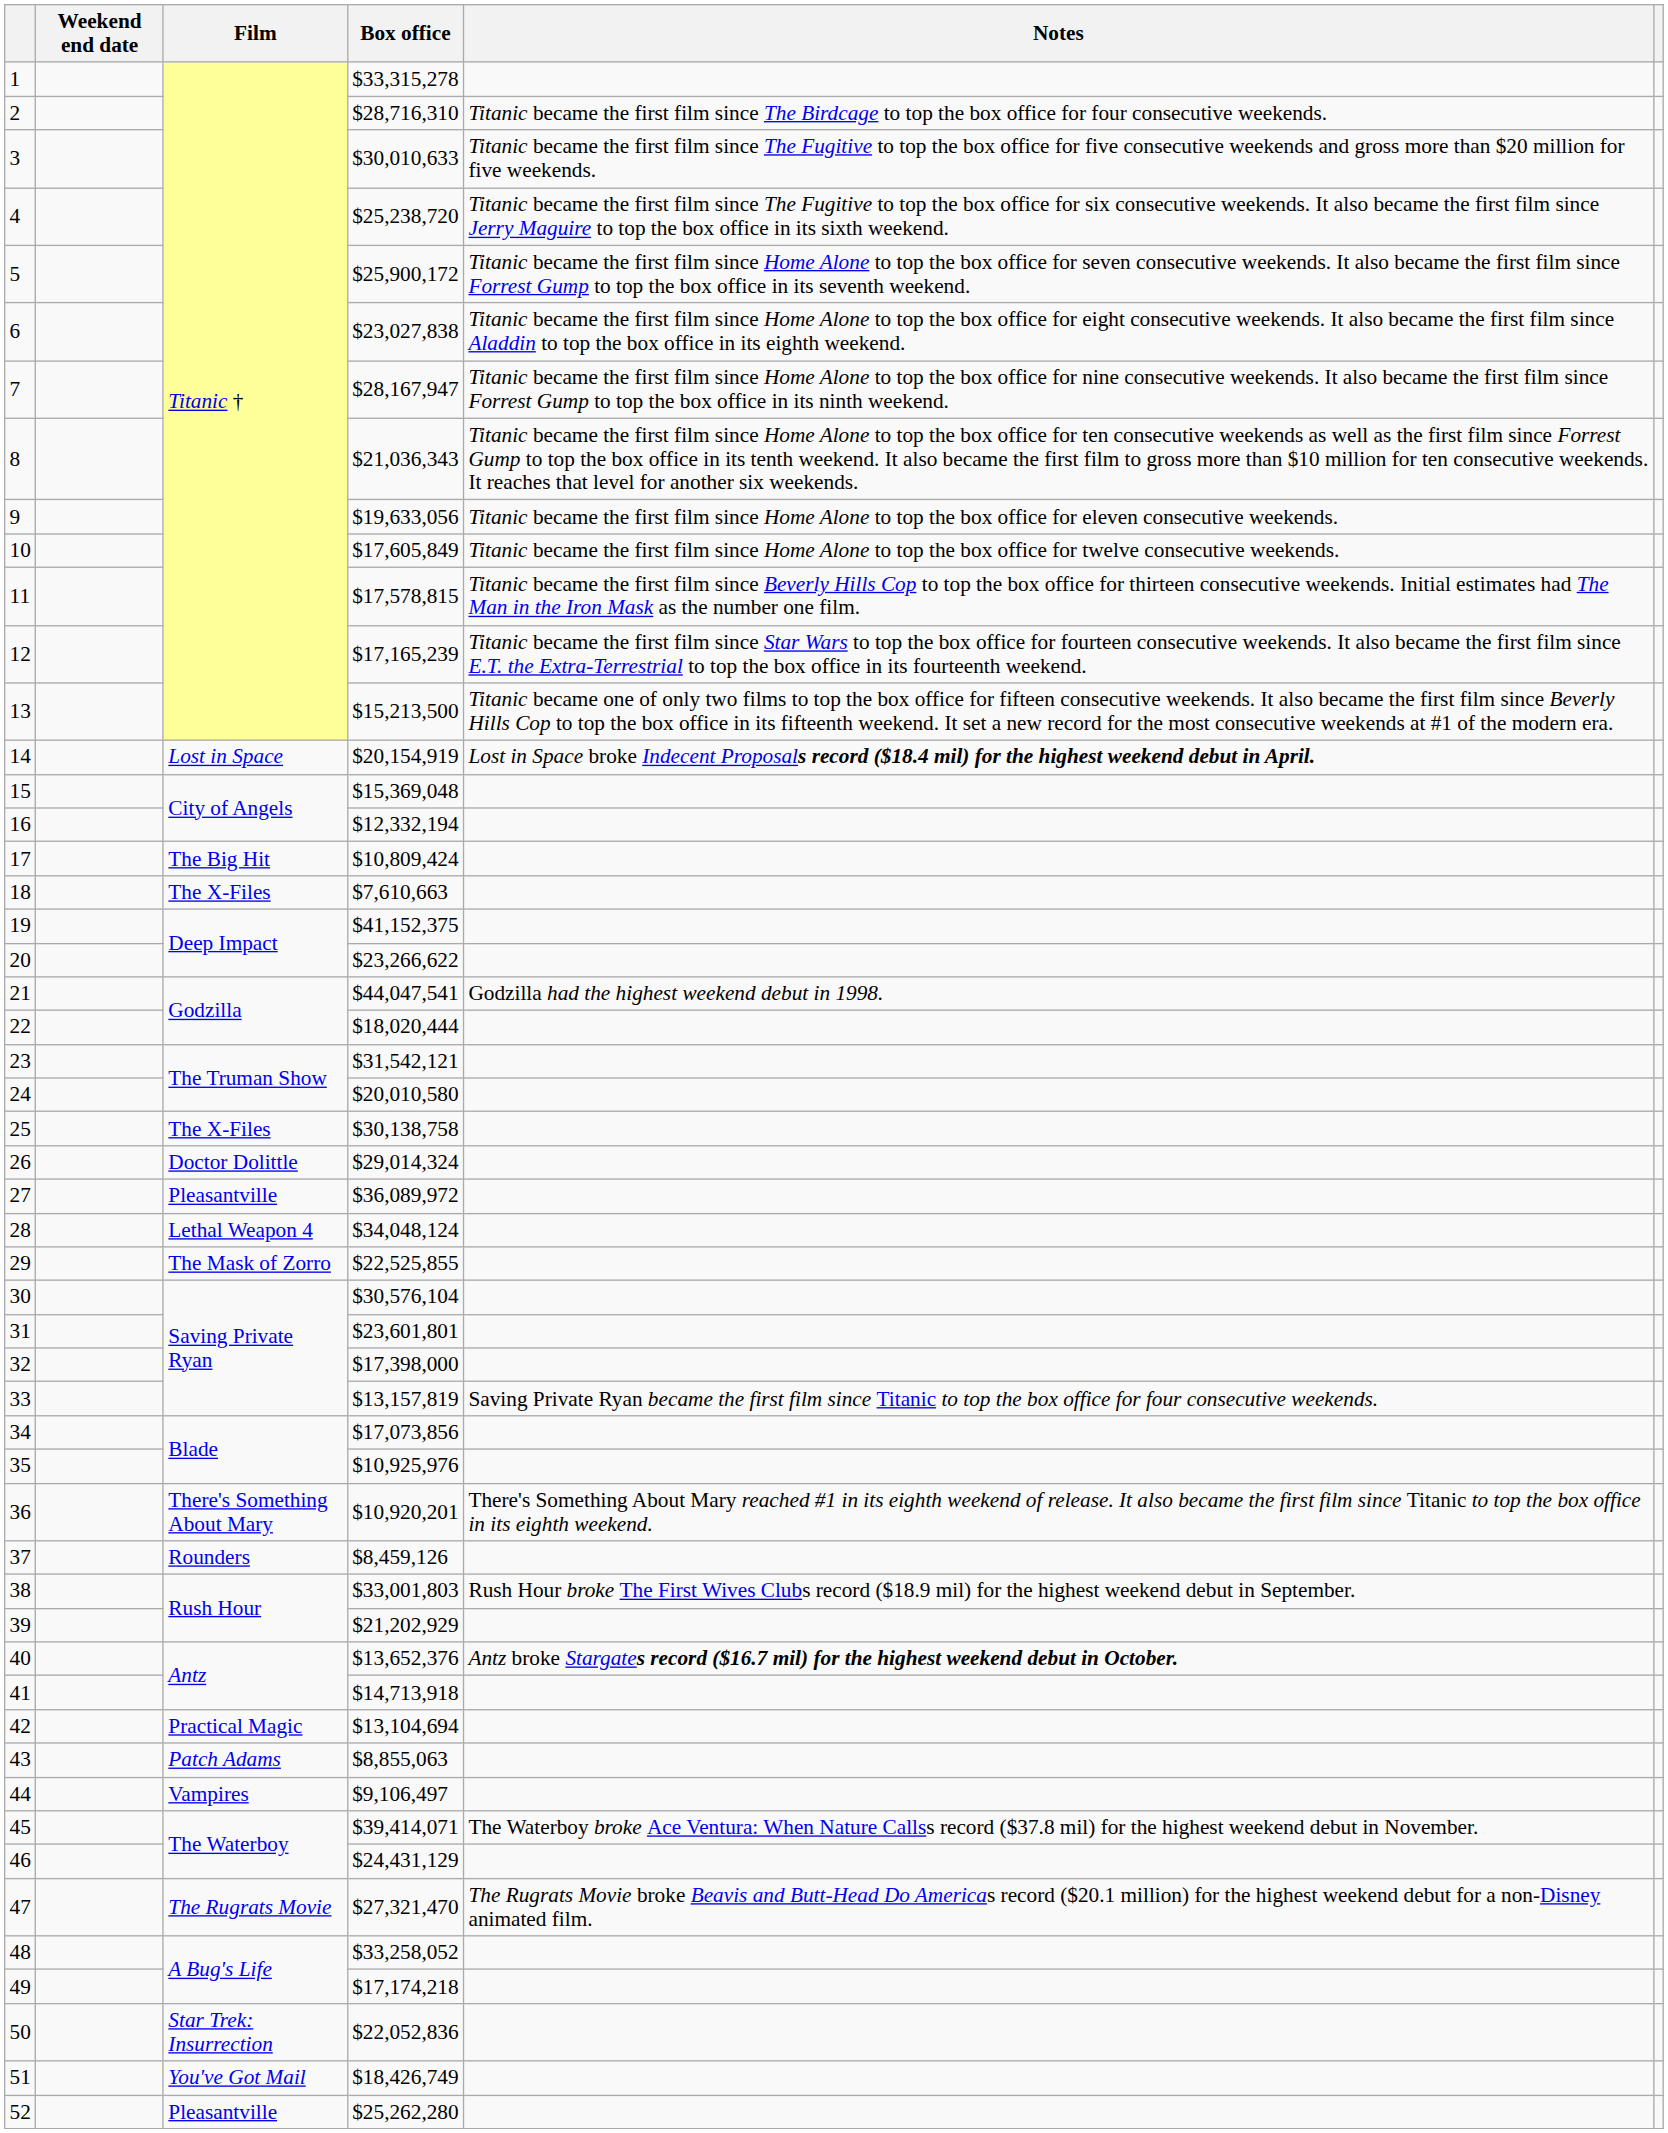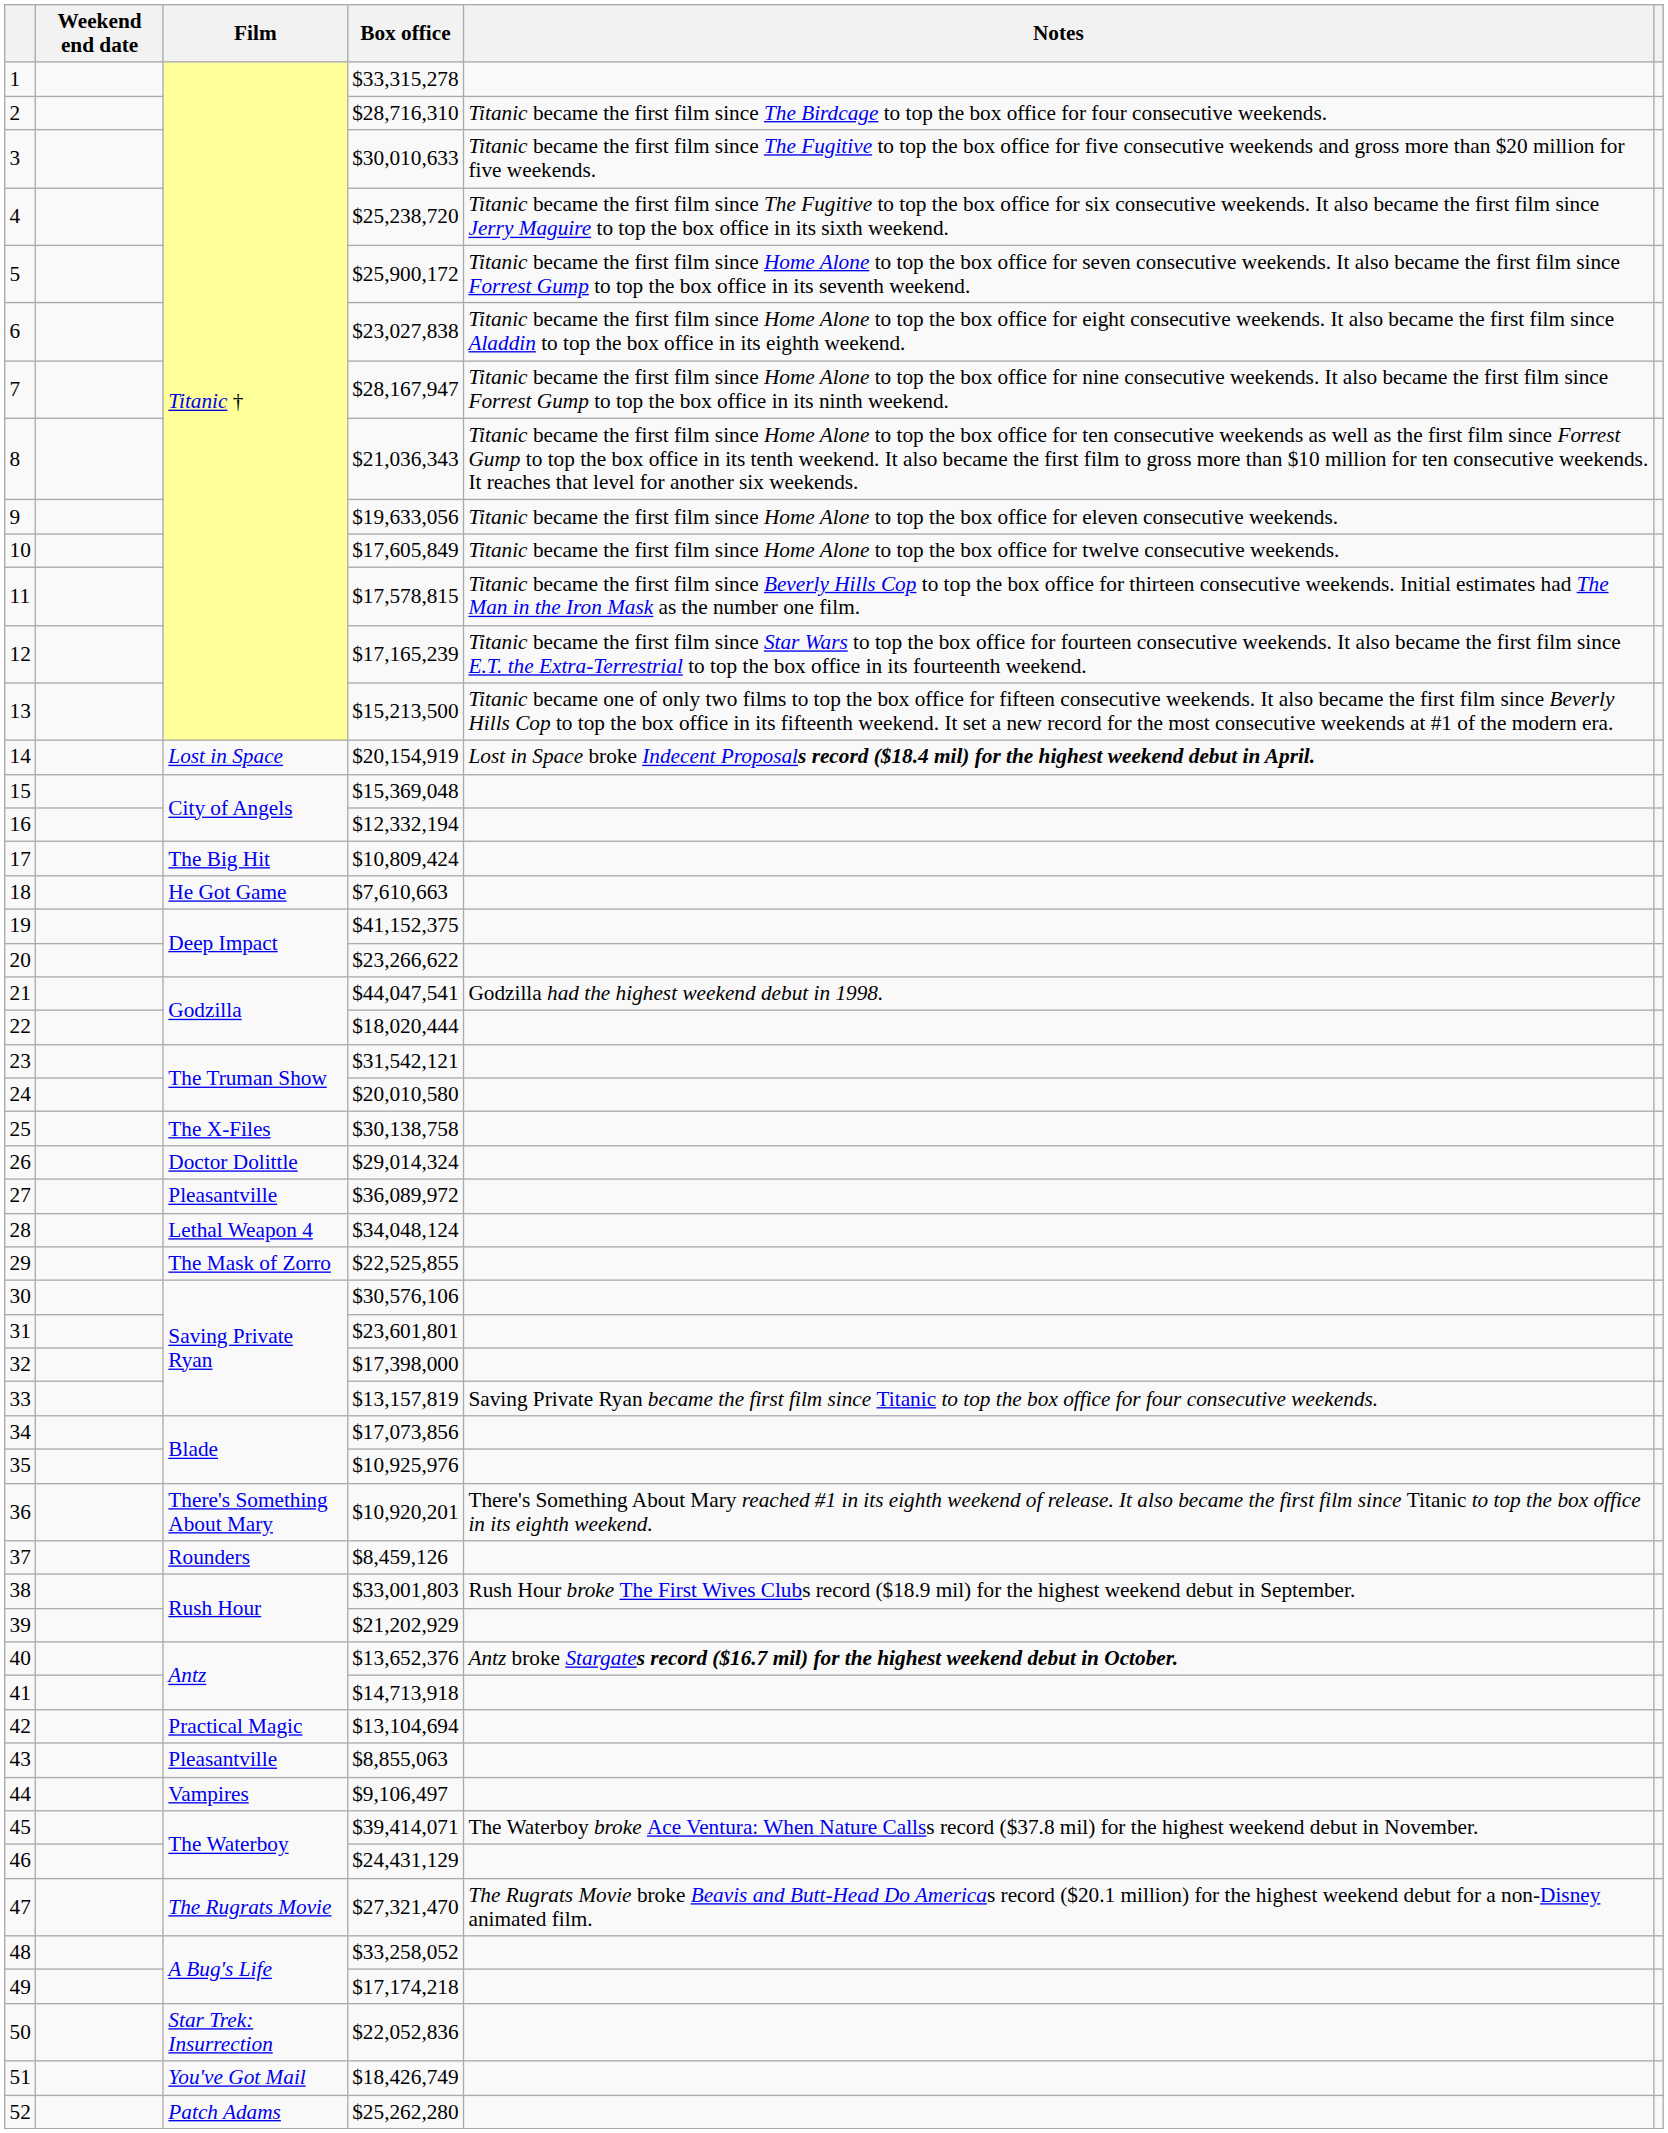(219, 892) The X-Files -> (227, 892) He Got Game
(405, 1297) $30,576,104 -> (405, 1297) $30,576,106
(225, 1759) Patch Adams -> (223, 1759) Pleasantville
(223, 2111) Pleasantville -> (225, 2111) Patch Adams
